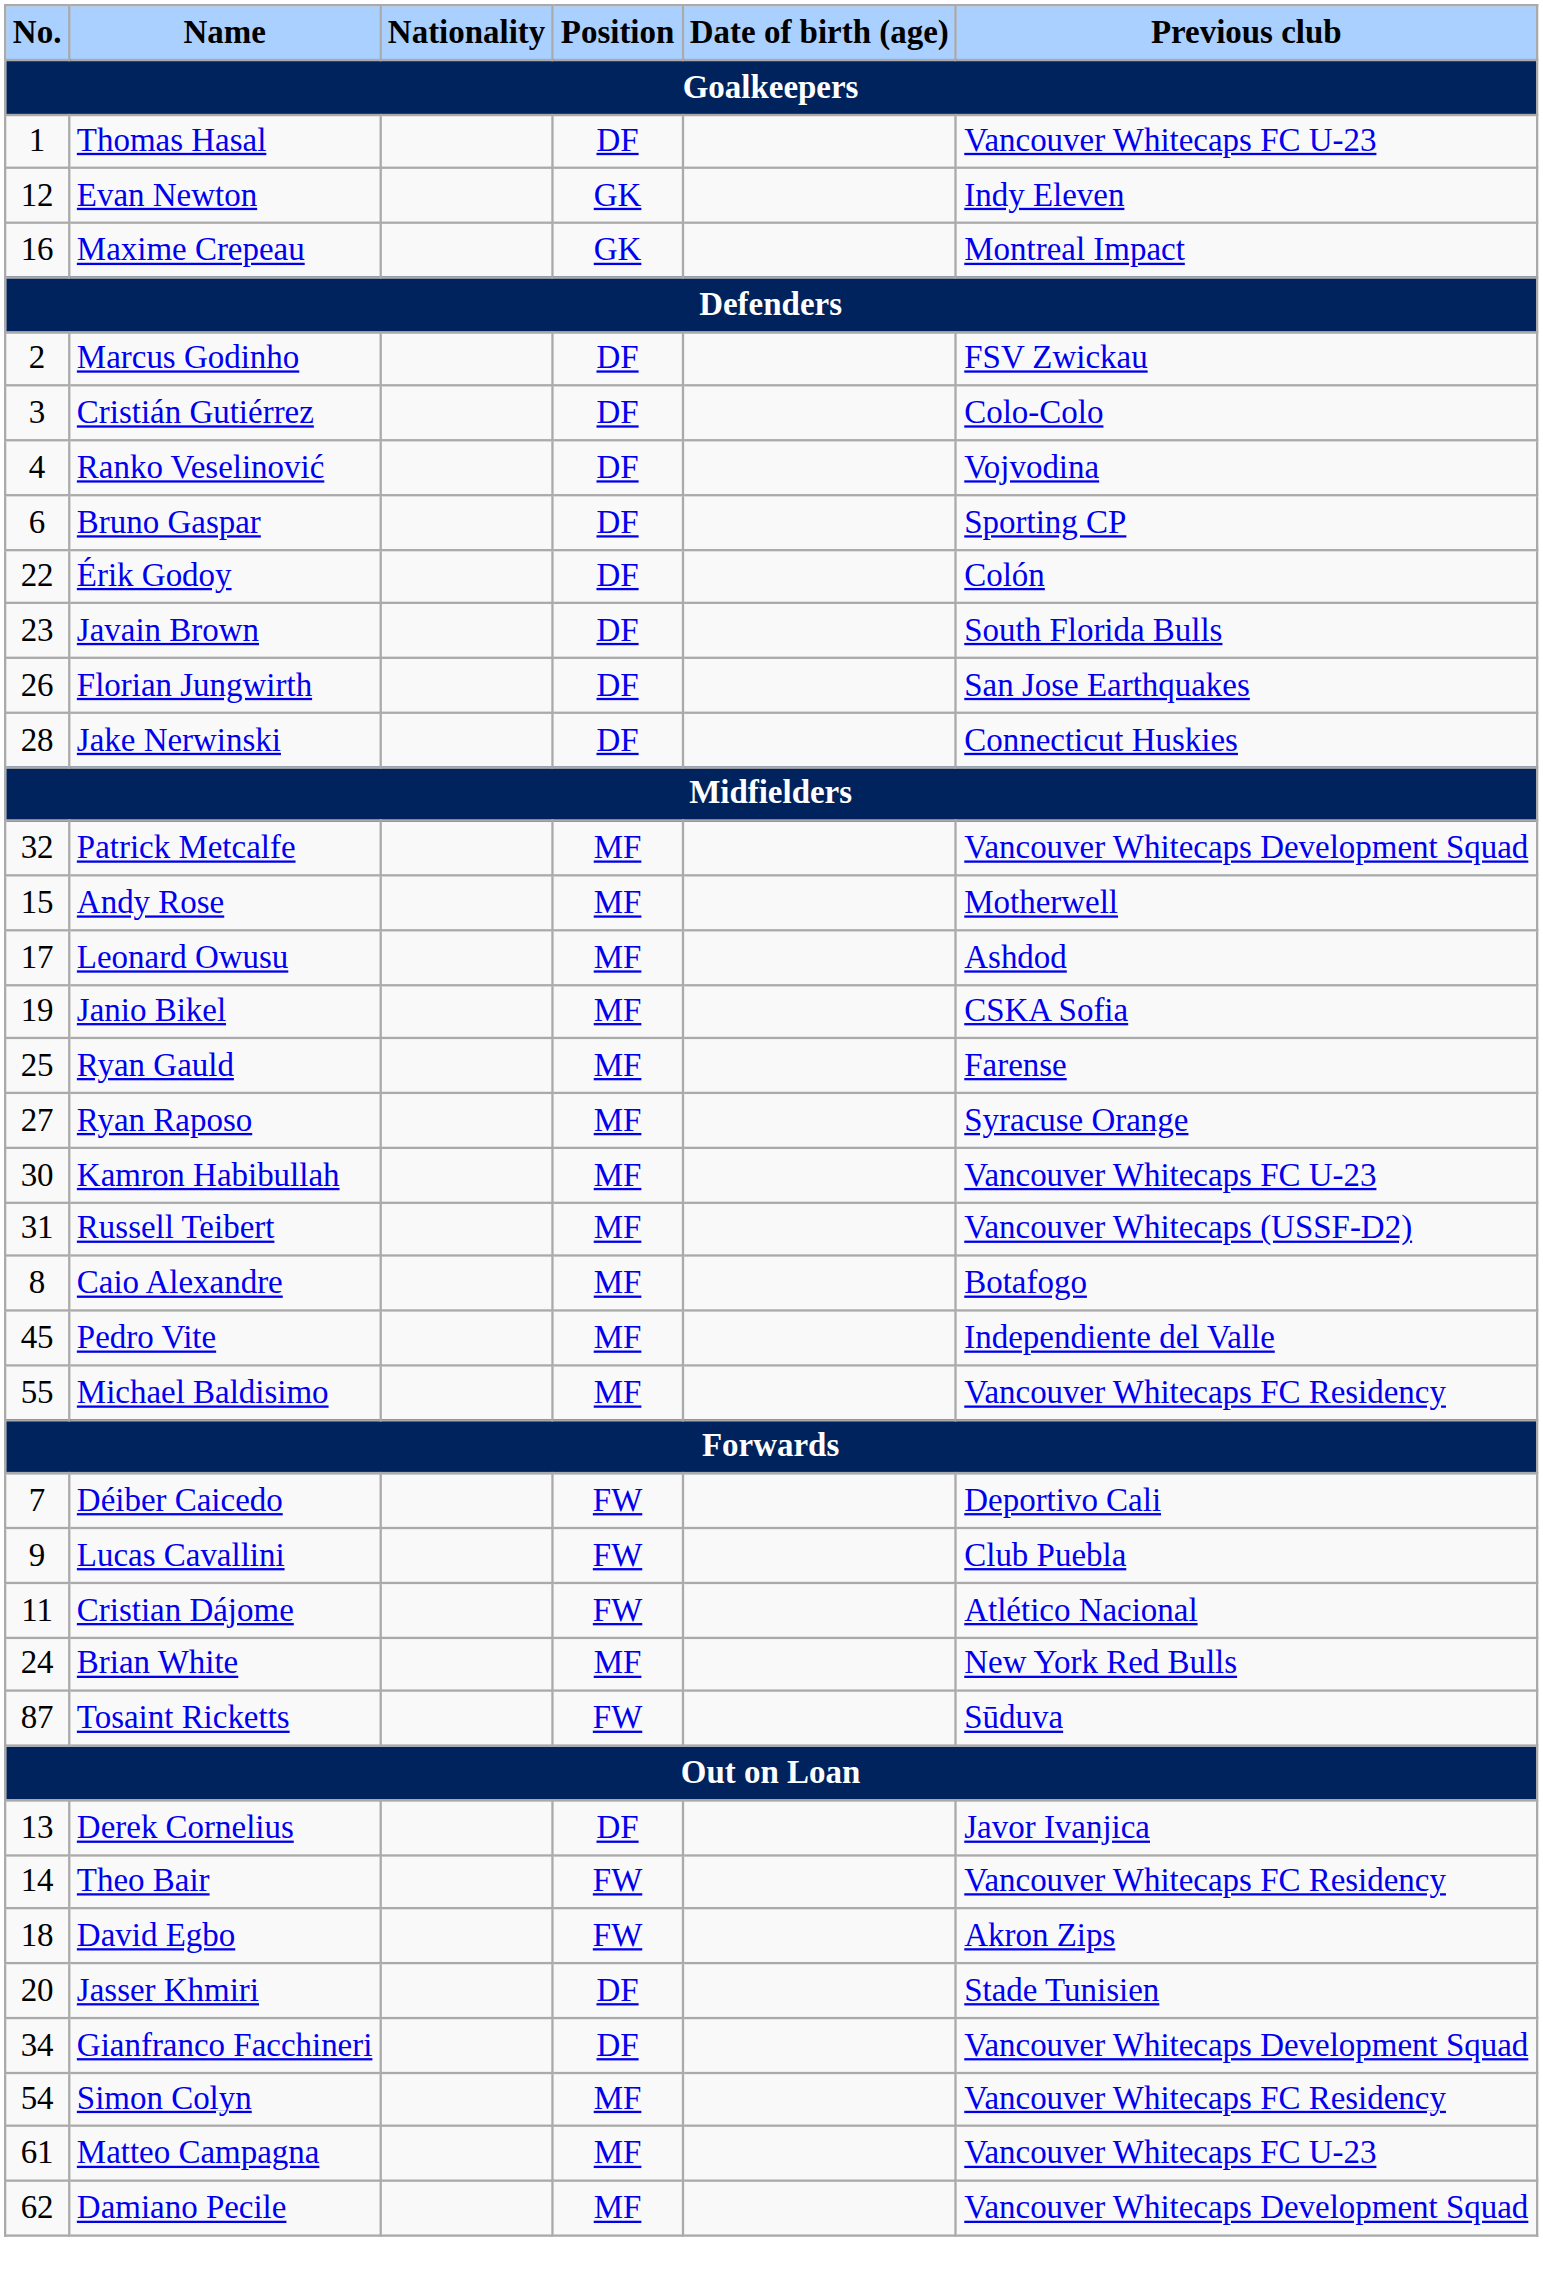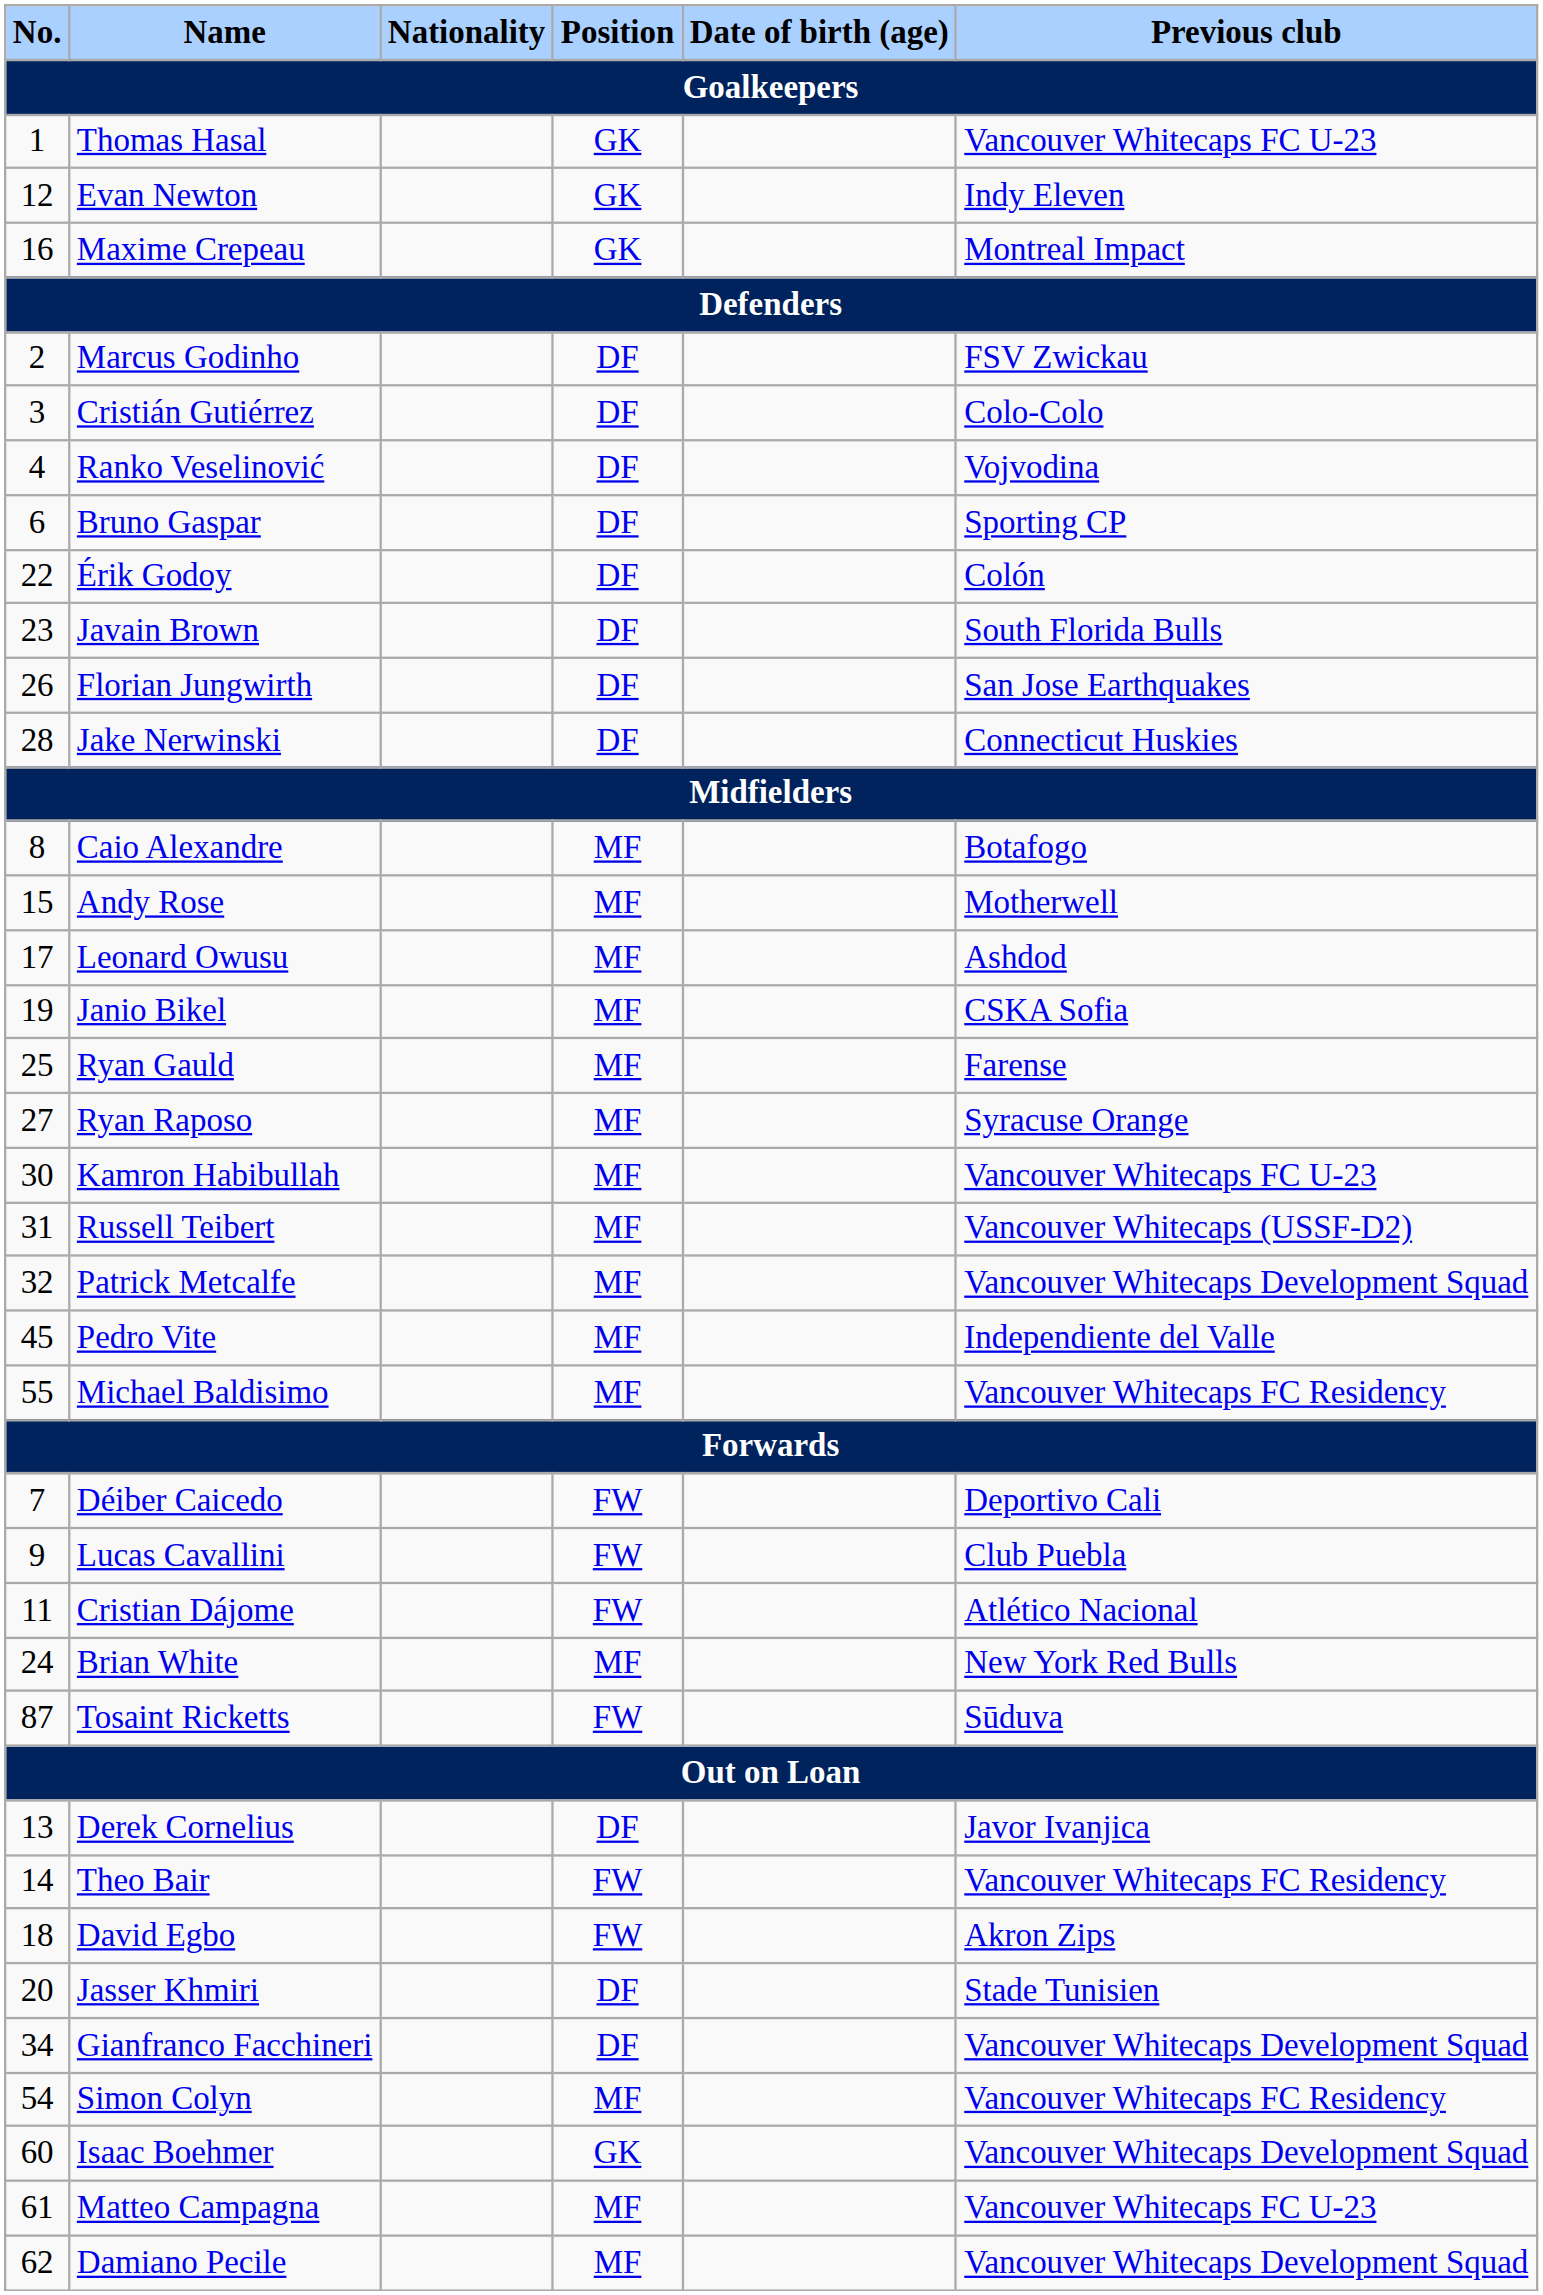(618, 140) DF -> (618, 140) GK
rows swapped: (180, 1282) <-> (186, 847)
+ row: (175, 2153)
